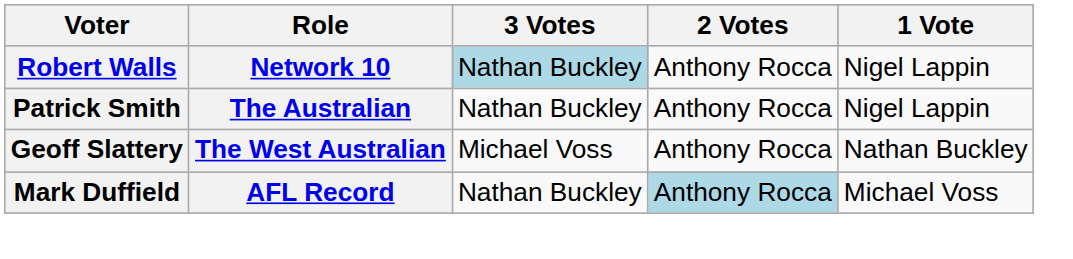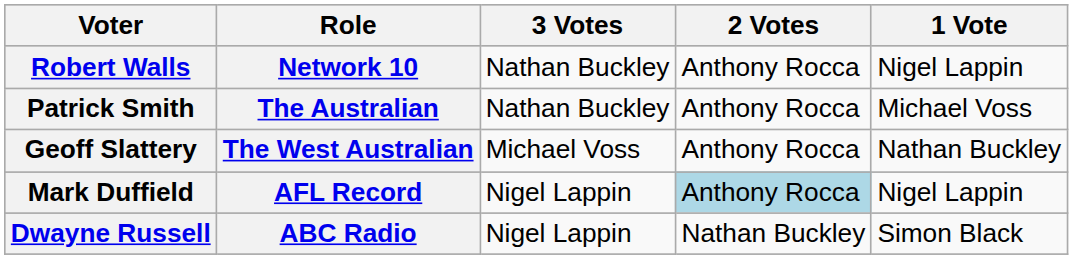(550, 66) lightblue background -> (578, 66) no background
(917, 108) Nigel Lappin -> (955, 108) Michael Voss
(550, 191) Nathan Buckley -> (559, 191) Nigel Lappin
(921, 191) Michael Voss -> (950, 191) Nigel Lappin
+ row: (111, 233)
